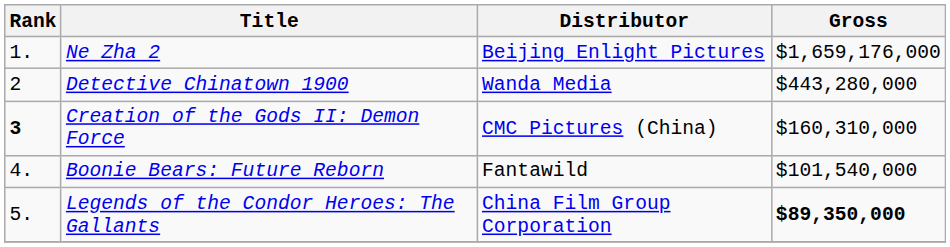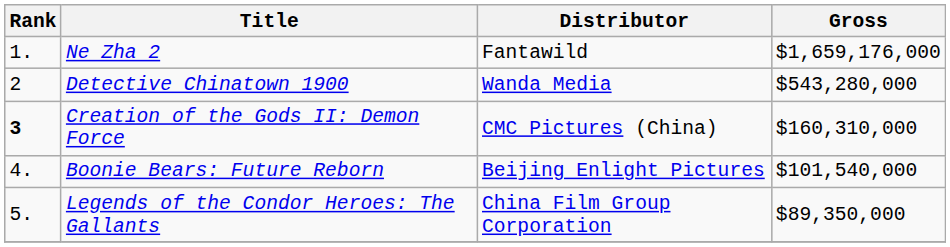(623, 53) Beijing Enlight Pictures -> (535, 53) Fantawild
(847, 85) $443,280,000 -> (847, 85) $543,280,000
(535, 171) Fantawild -> (623, 171) Beijing Enlight Pictures
(841, 215) bold -> (841, 215) normal
